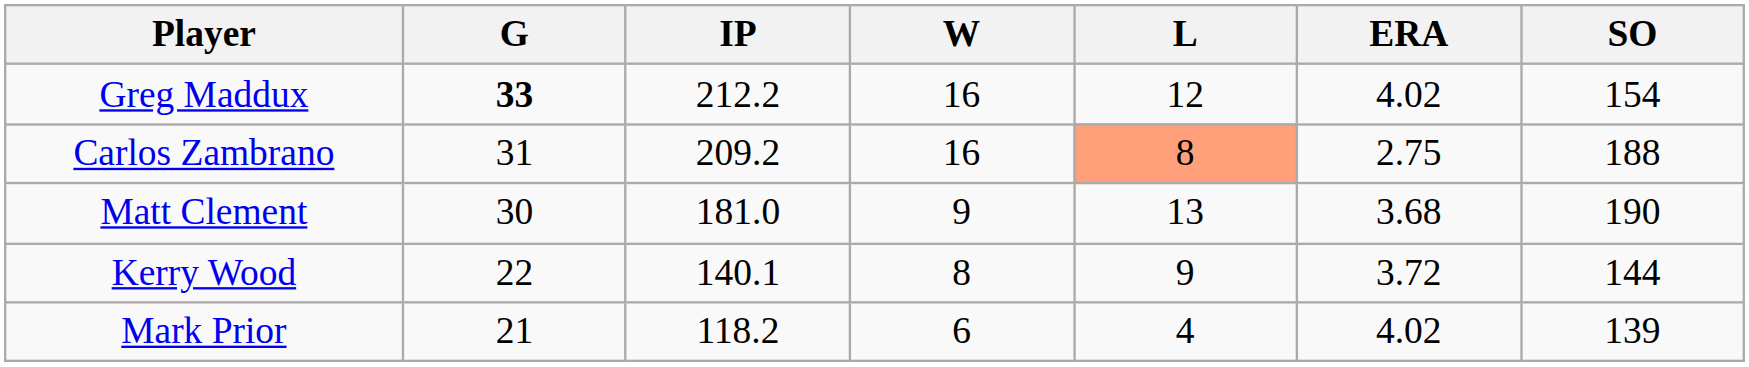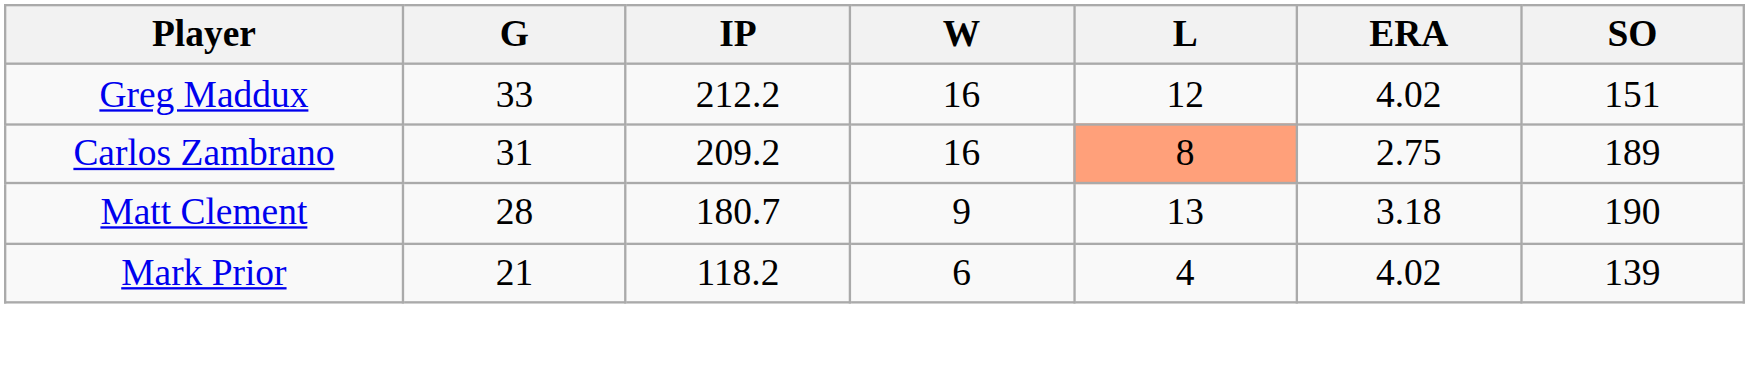(514, 93) bold -> (514, 93) normal
(1632, 93) 154 -> (1632, 93) 151
(1632, 152) 188 -> (1632, 152) 189
(514, 212) 30 -> (514, 212) 28
(738, 212) 181.0 -> (738, 212) 180.7
(1409, 212) 3.68 -> (1409, 212) 3.18
- row: (204, 271)
